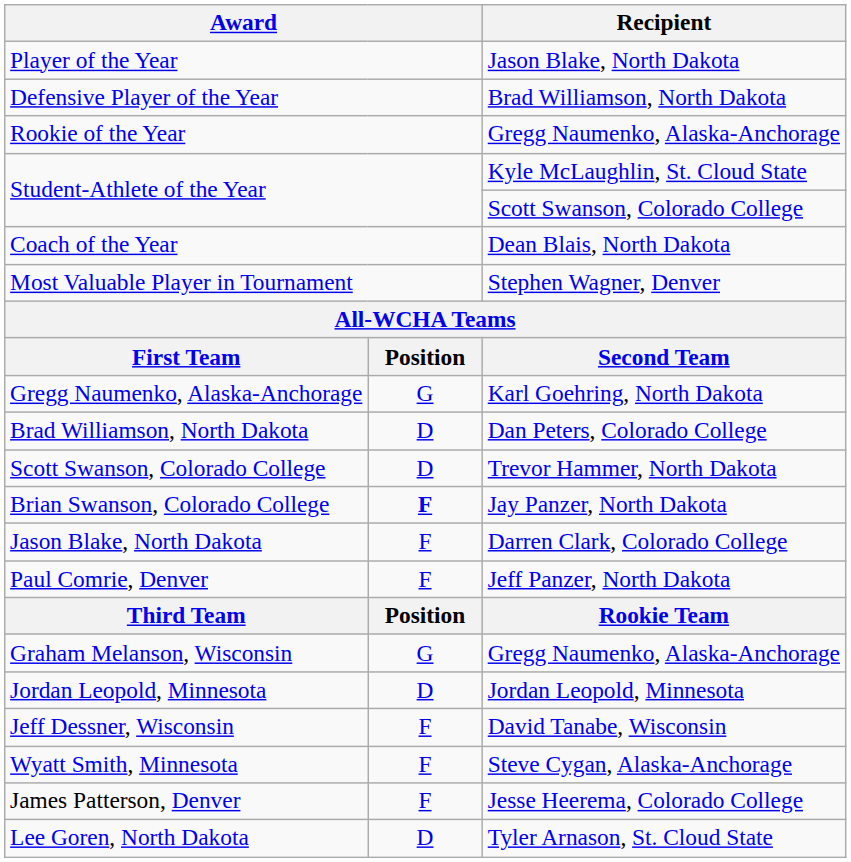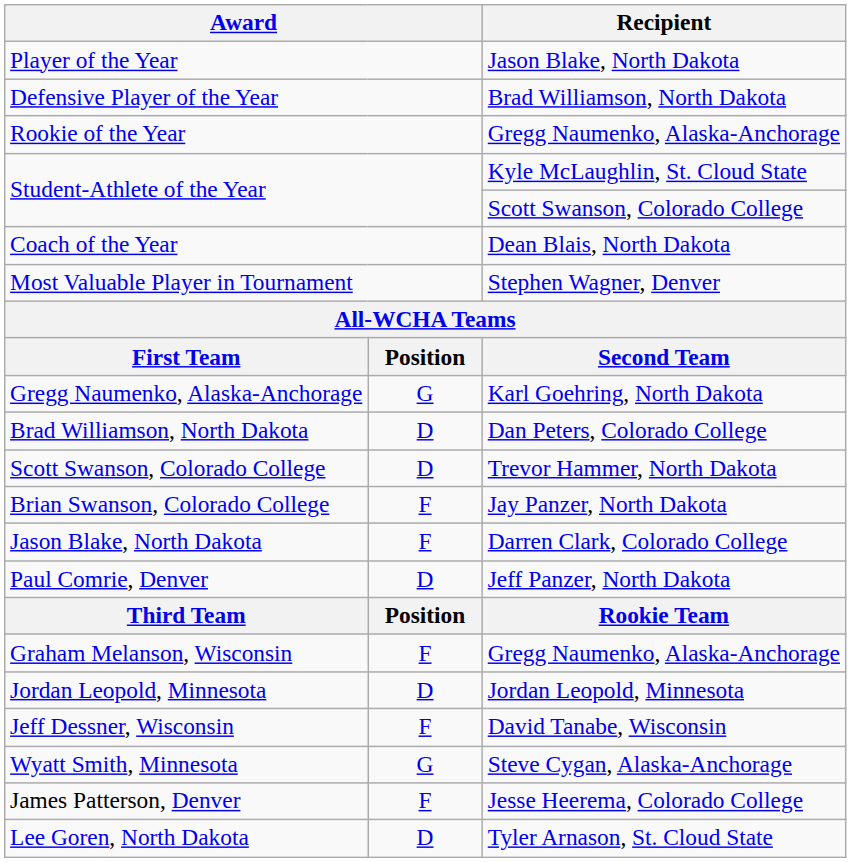(425, 504) bold -> (425, 504) normal
(425, 578) F -> (425, 578) D
(425, 652) G -> (425, 652) F
(425, 763) F -> (425, 763) G
